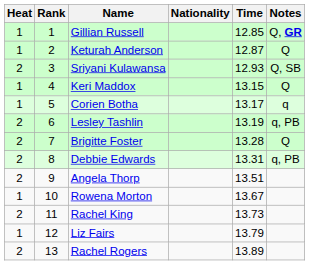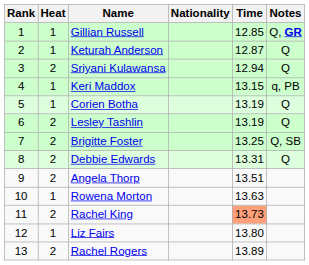columns swapped: (51, 13) <-> (20, 13)
(249, 68) 12.93 -> (249, 68) 12.94
(286, 68) Q, SB -> (286, 68) Q
(286, 86) Q -> (286, 86) q, PB
(249, 104) 13.17 -> (249, 104) 13.19
(286, 104) q -> (286, 104) Q
(286, 123) q, PB -> (286, 123) Q
(249, 141) 13.28 -> (249, 141) 13.25
(286, 141) Q -> (286, 141) Q, SB
(286, 159) q, PB -> (286, 159) Q
(249, 196) 13.67 -> (249, 196) 13.63
(249, 214) no background -> (249, 214) lightsalmon background
(249, 232) 13.79 -> (249, 232) 13.80
